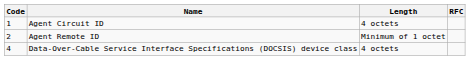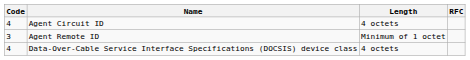(9, 23) 1 -> (9, 23) 4
(9, 36) 2 -> (9, 36) 3
